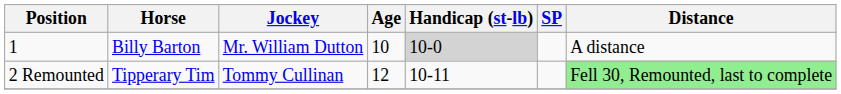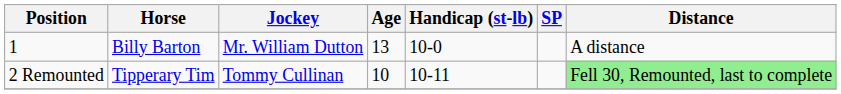(380, 46) 10 -> (380, 46) 13
(425, 46) lightgrey background -> (425, 46) no background
(380, 74) 12 -> (380, 74) 10
